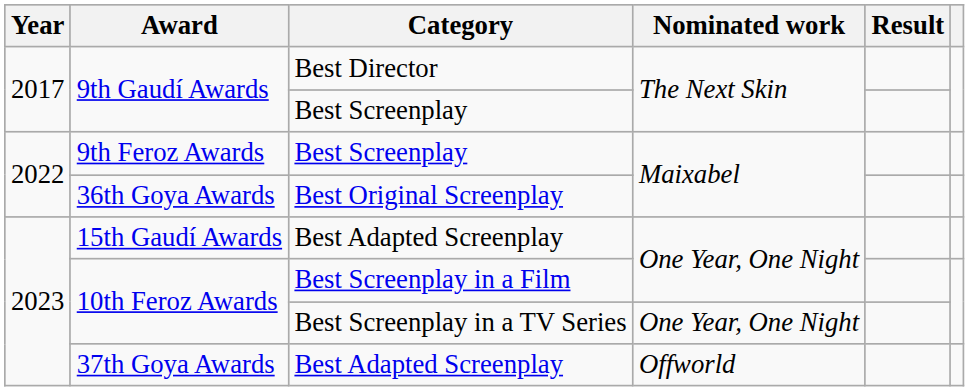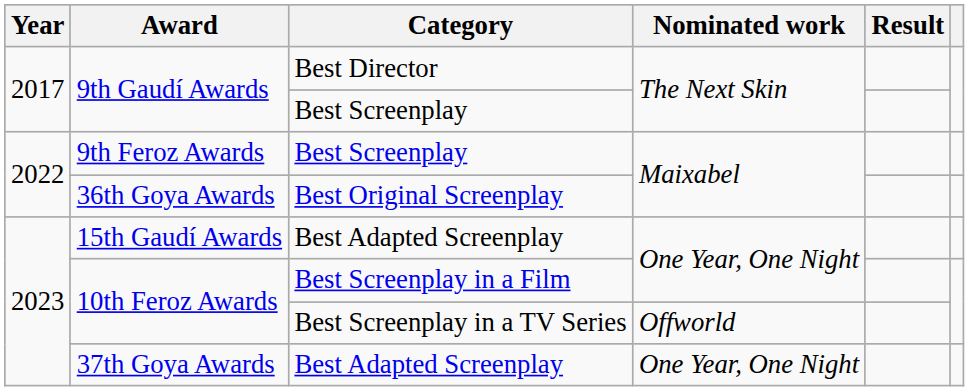(749, 322) One Year, One Night -> (687, 322) Offworld
(687, 364) Offworld -> (749, 364) One Year, One Night
